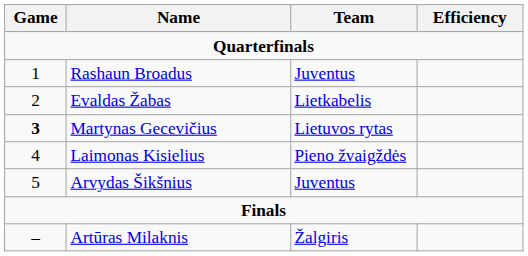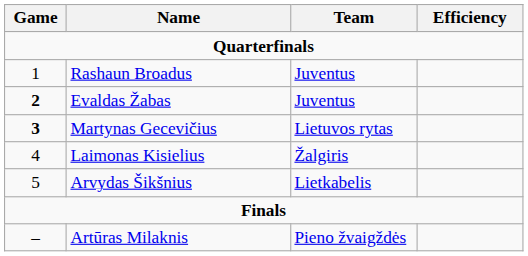(36, 100) normal -> (36, 100) bold
(333, 100) Lietkabelis -> (325, 100) Juventus
(350, 155) Pieno žvaigždės -> (321, 155) Žalgiris
(325, 182) Juventus -> (333, 182) Lietkabelis
(321, 237) Žalgiris -> (350, 237) Pieno žvaigždės
